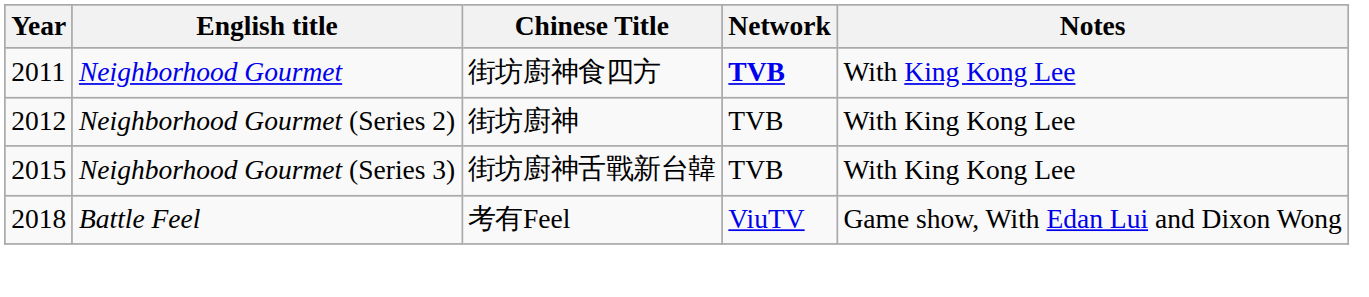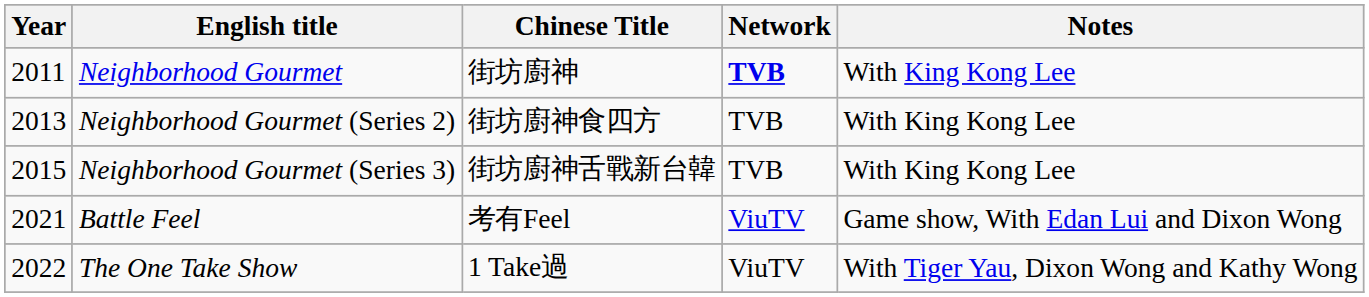(564, 71) 街坊廚神食四方 -> (523, 71) 街坊廚神
(39, 121) 2012 -> (39, 121) 2013
(523, 120) 街坊廚神 -> (564, 120) 街坊廚神食四方
(39, 218) 2018 -> (39, 218) 2021
+ row: (188, 267)
